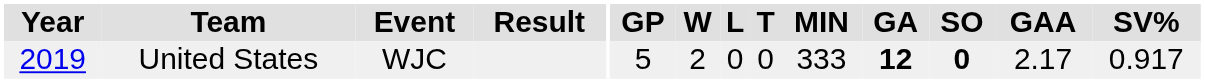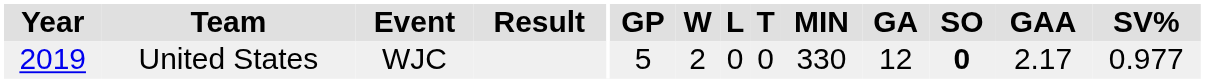(821, 59) 333 -> (821, 59) 330
(896, 59) bold -> (896, 59) normal
(1146, 59) 0.917 -> (1146, 59) 0.977
